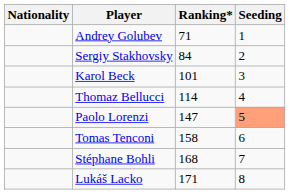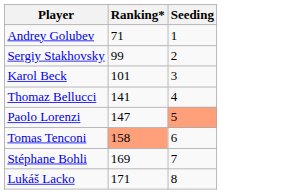- column: (38, 14)
(185, 55) 84 -> (117, 55) 99
(188, 96) 114 -> (120, 96) 141
(188, 138) no background -> (120, 138) lightsalmon background
(188, 158) 168 -> (120, 158) 169
